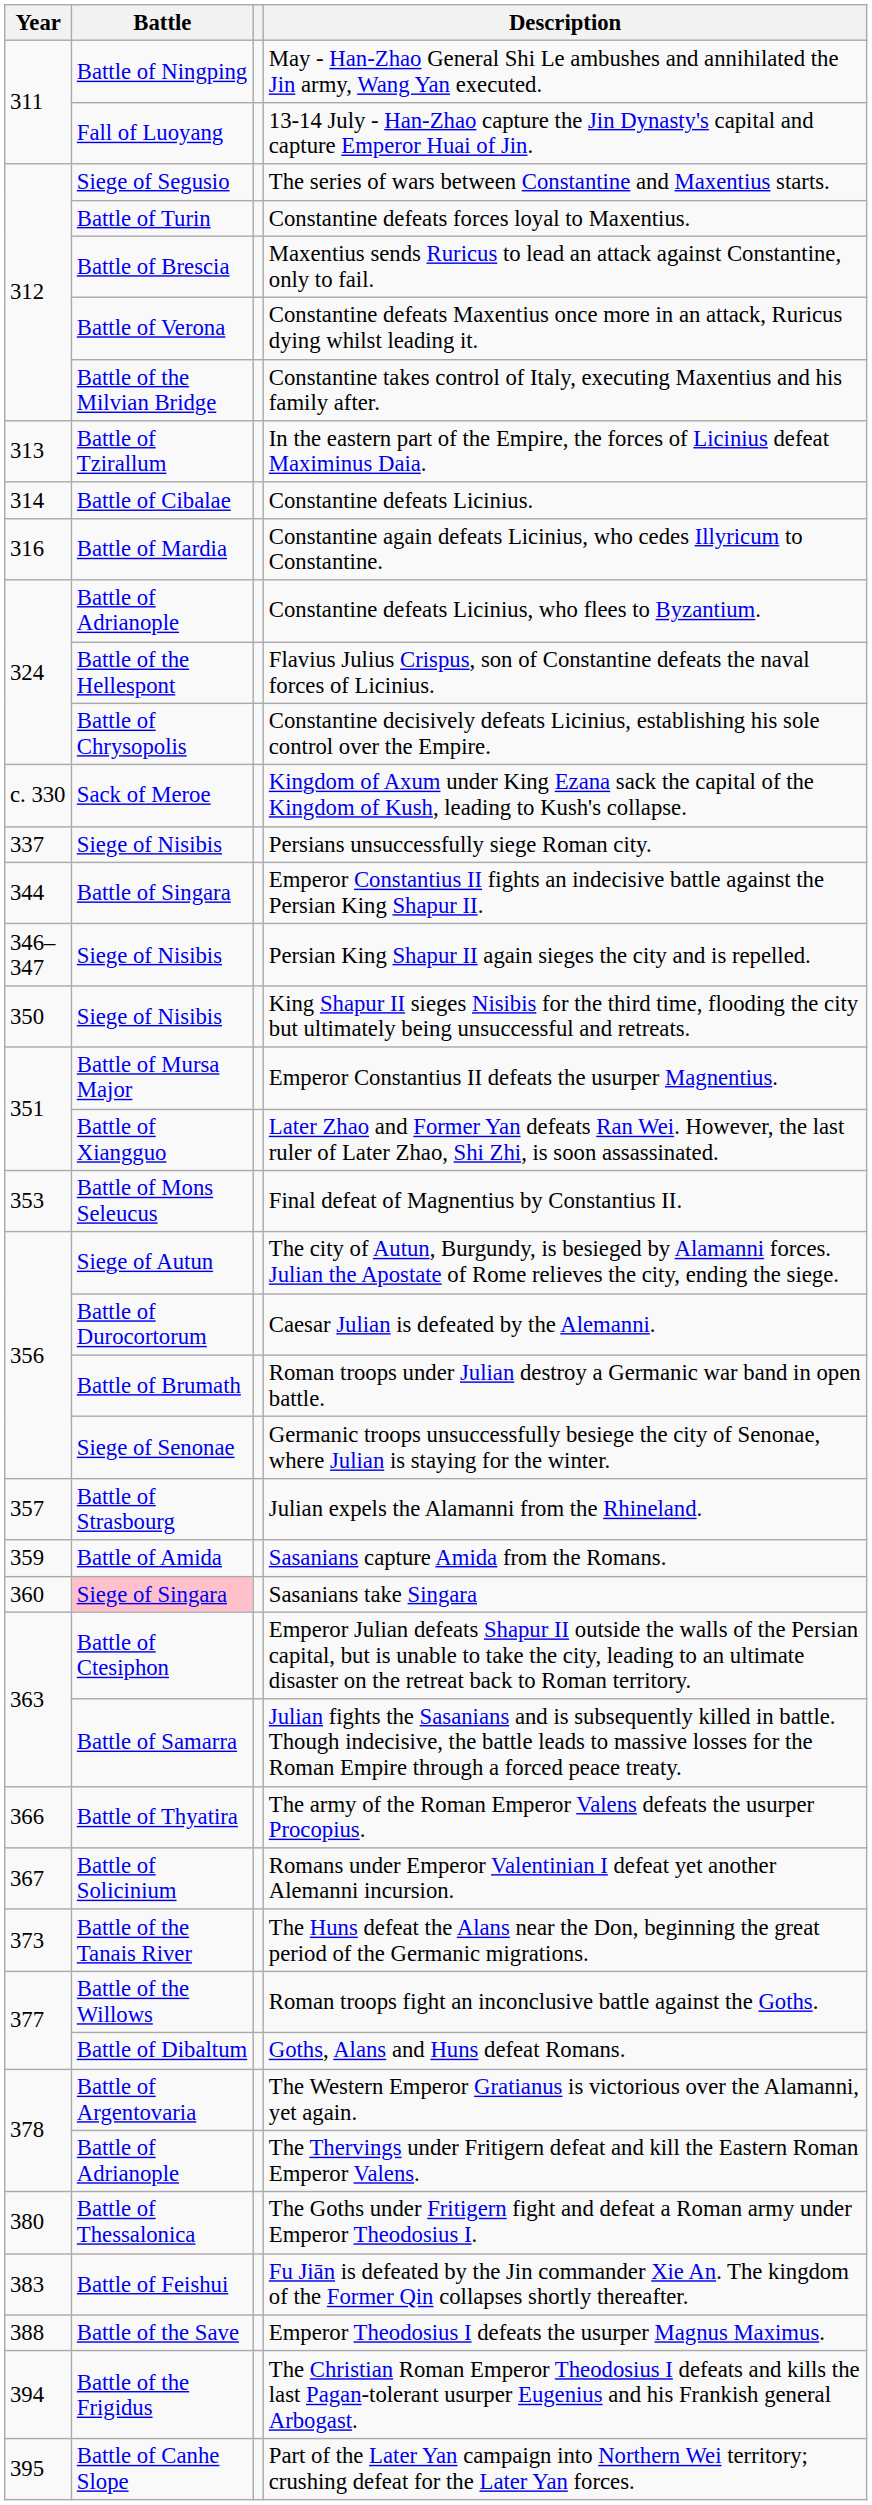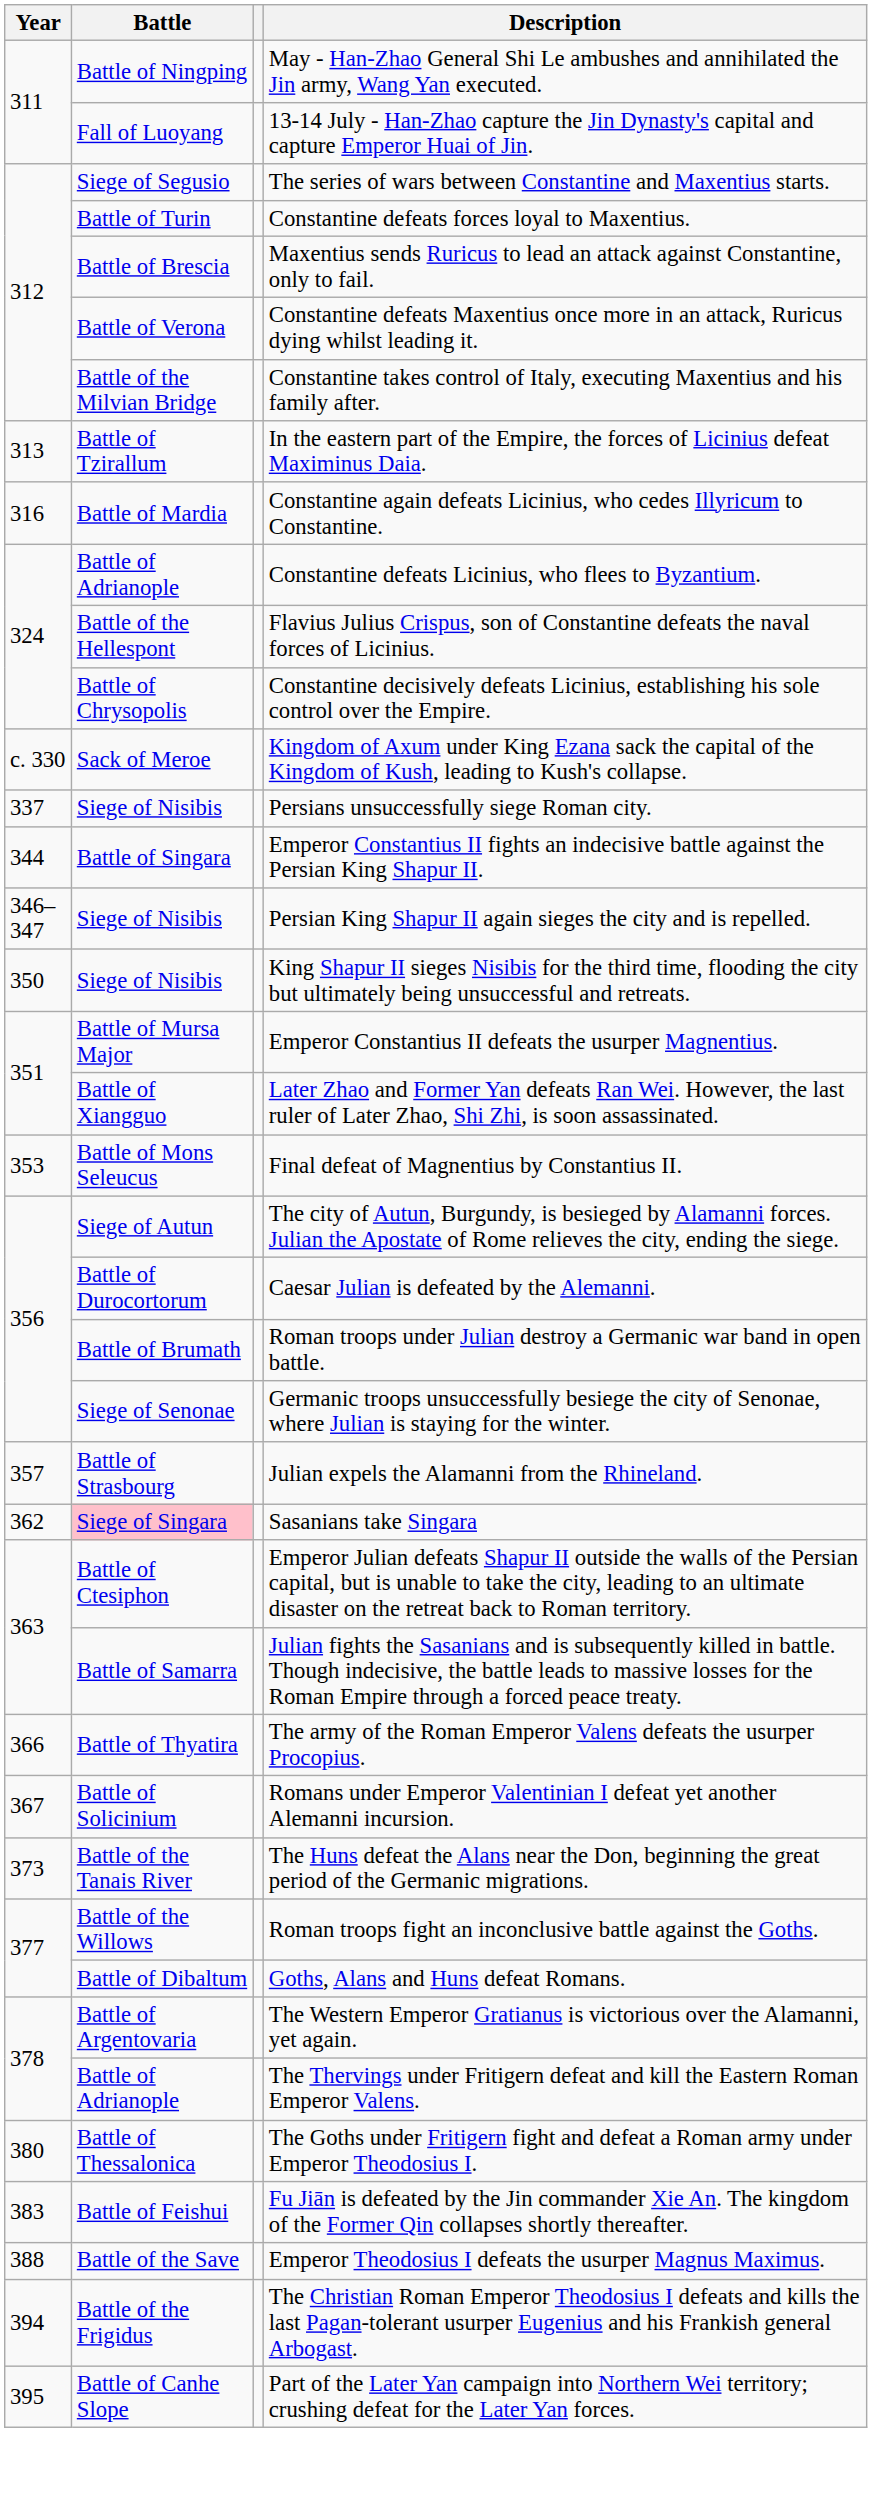- row: (401, 500)
- row: (468, 1557)
(27, 1593) 360 -> (27, 1521) 362
